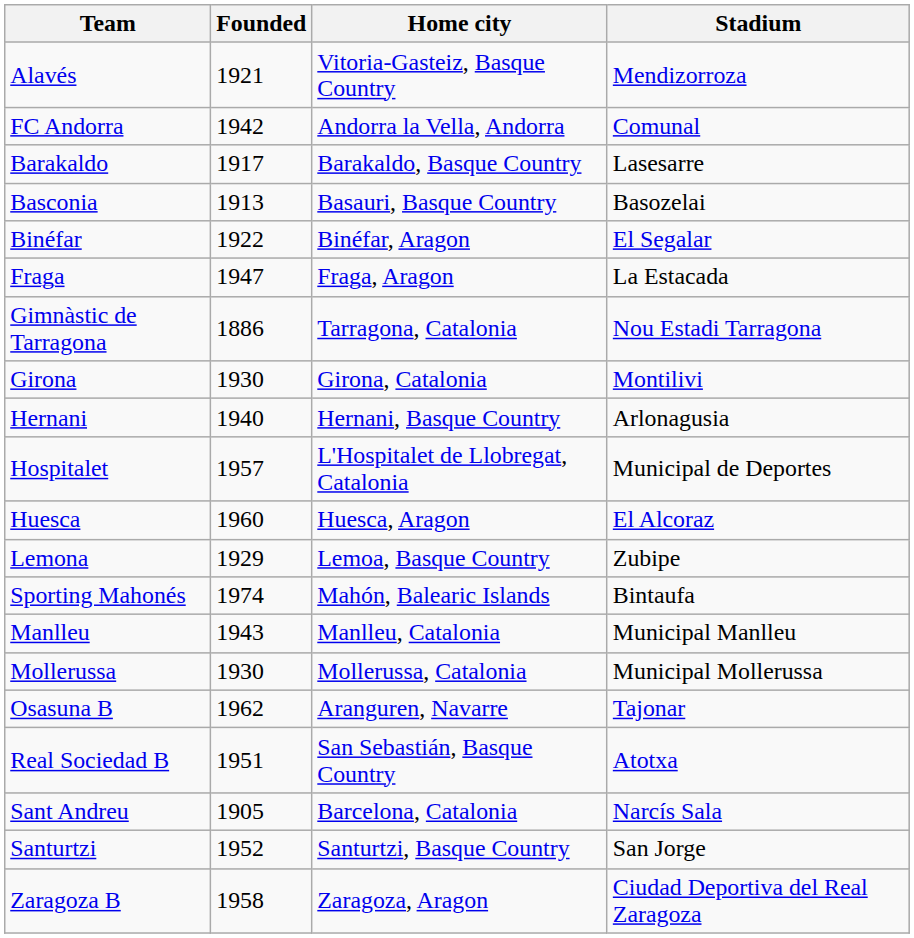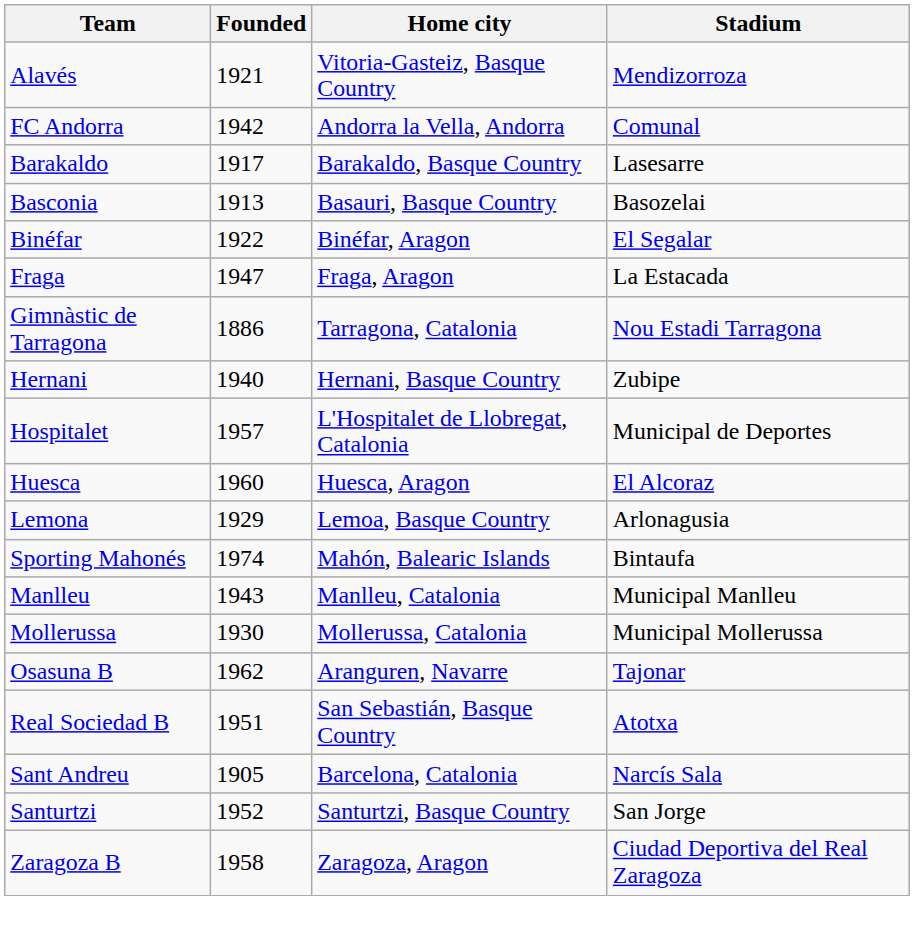- row: (43, 379)
(671, 417) Arlonagusia -> (647, 379) Zubipe
(647, 557) Zubipe -> (671, 519) Arlonagusia
